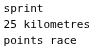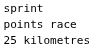rows swapped: (47, 24) <-> (40, 40)
